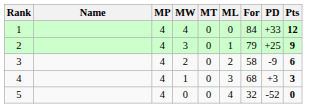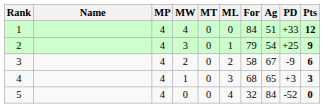+ column: (271, 12)
